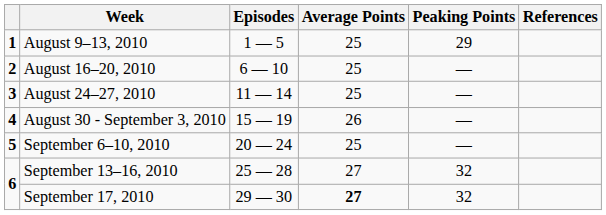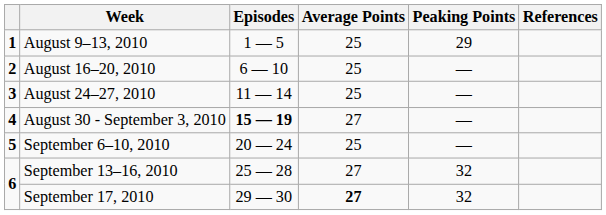(264, 119) normal -> (264, 119) bold
(353, 119) 26 -> (353, 119) 27
